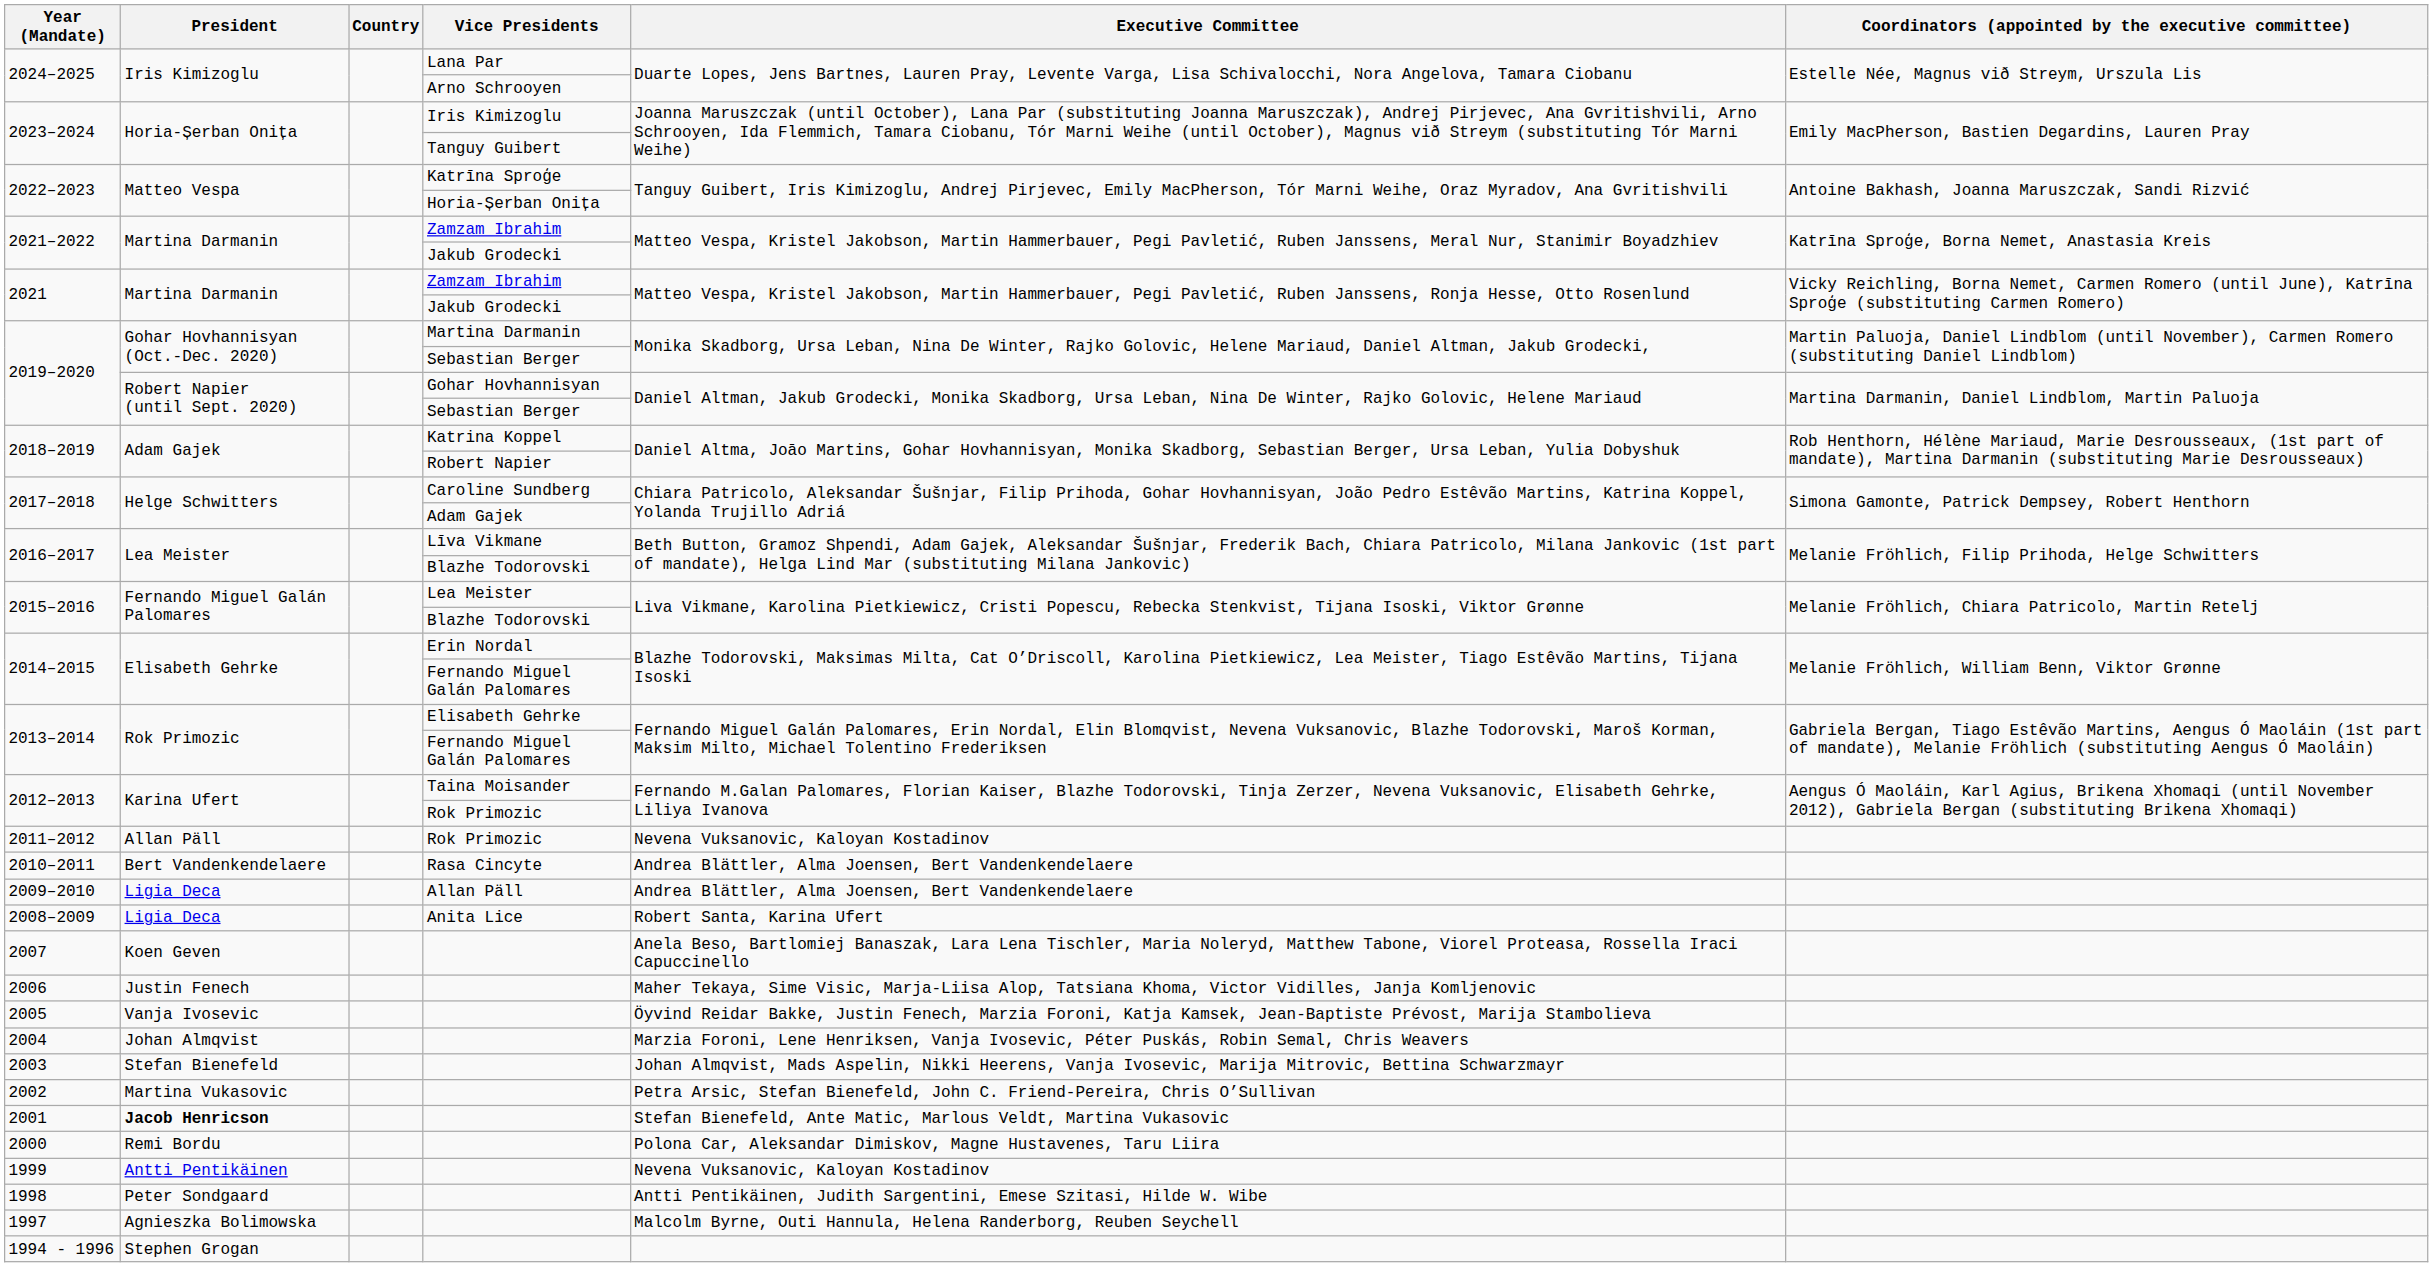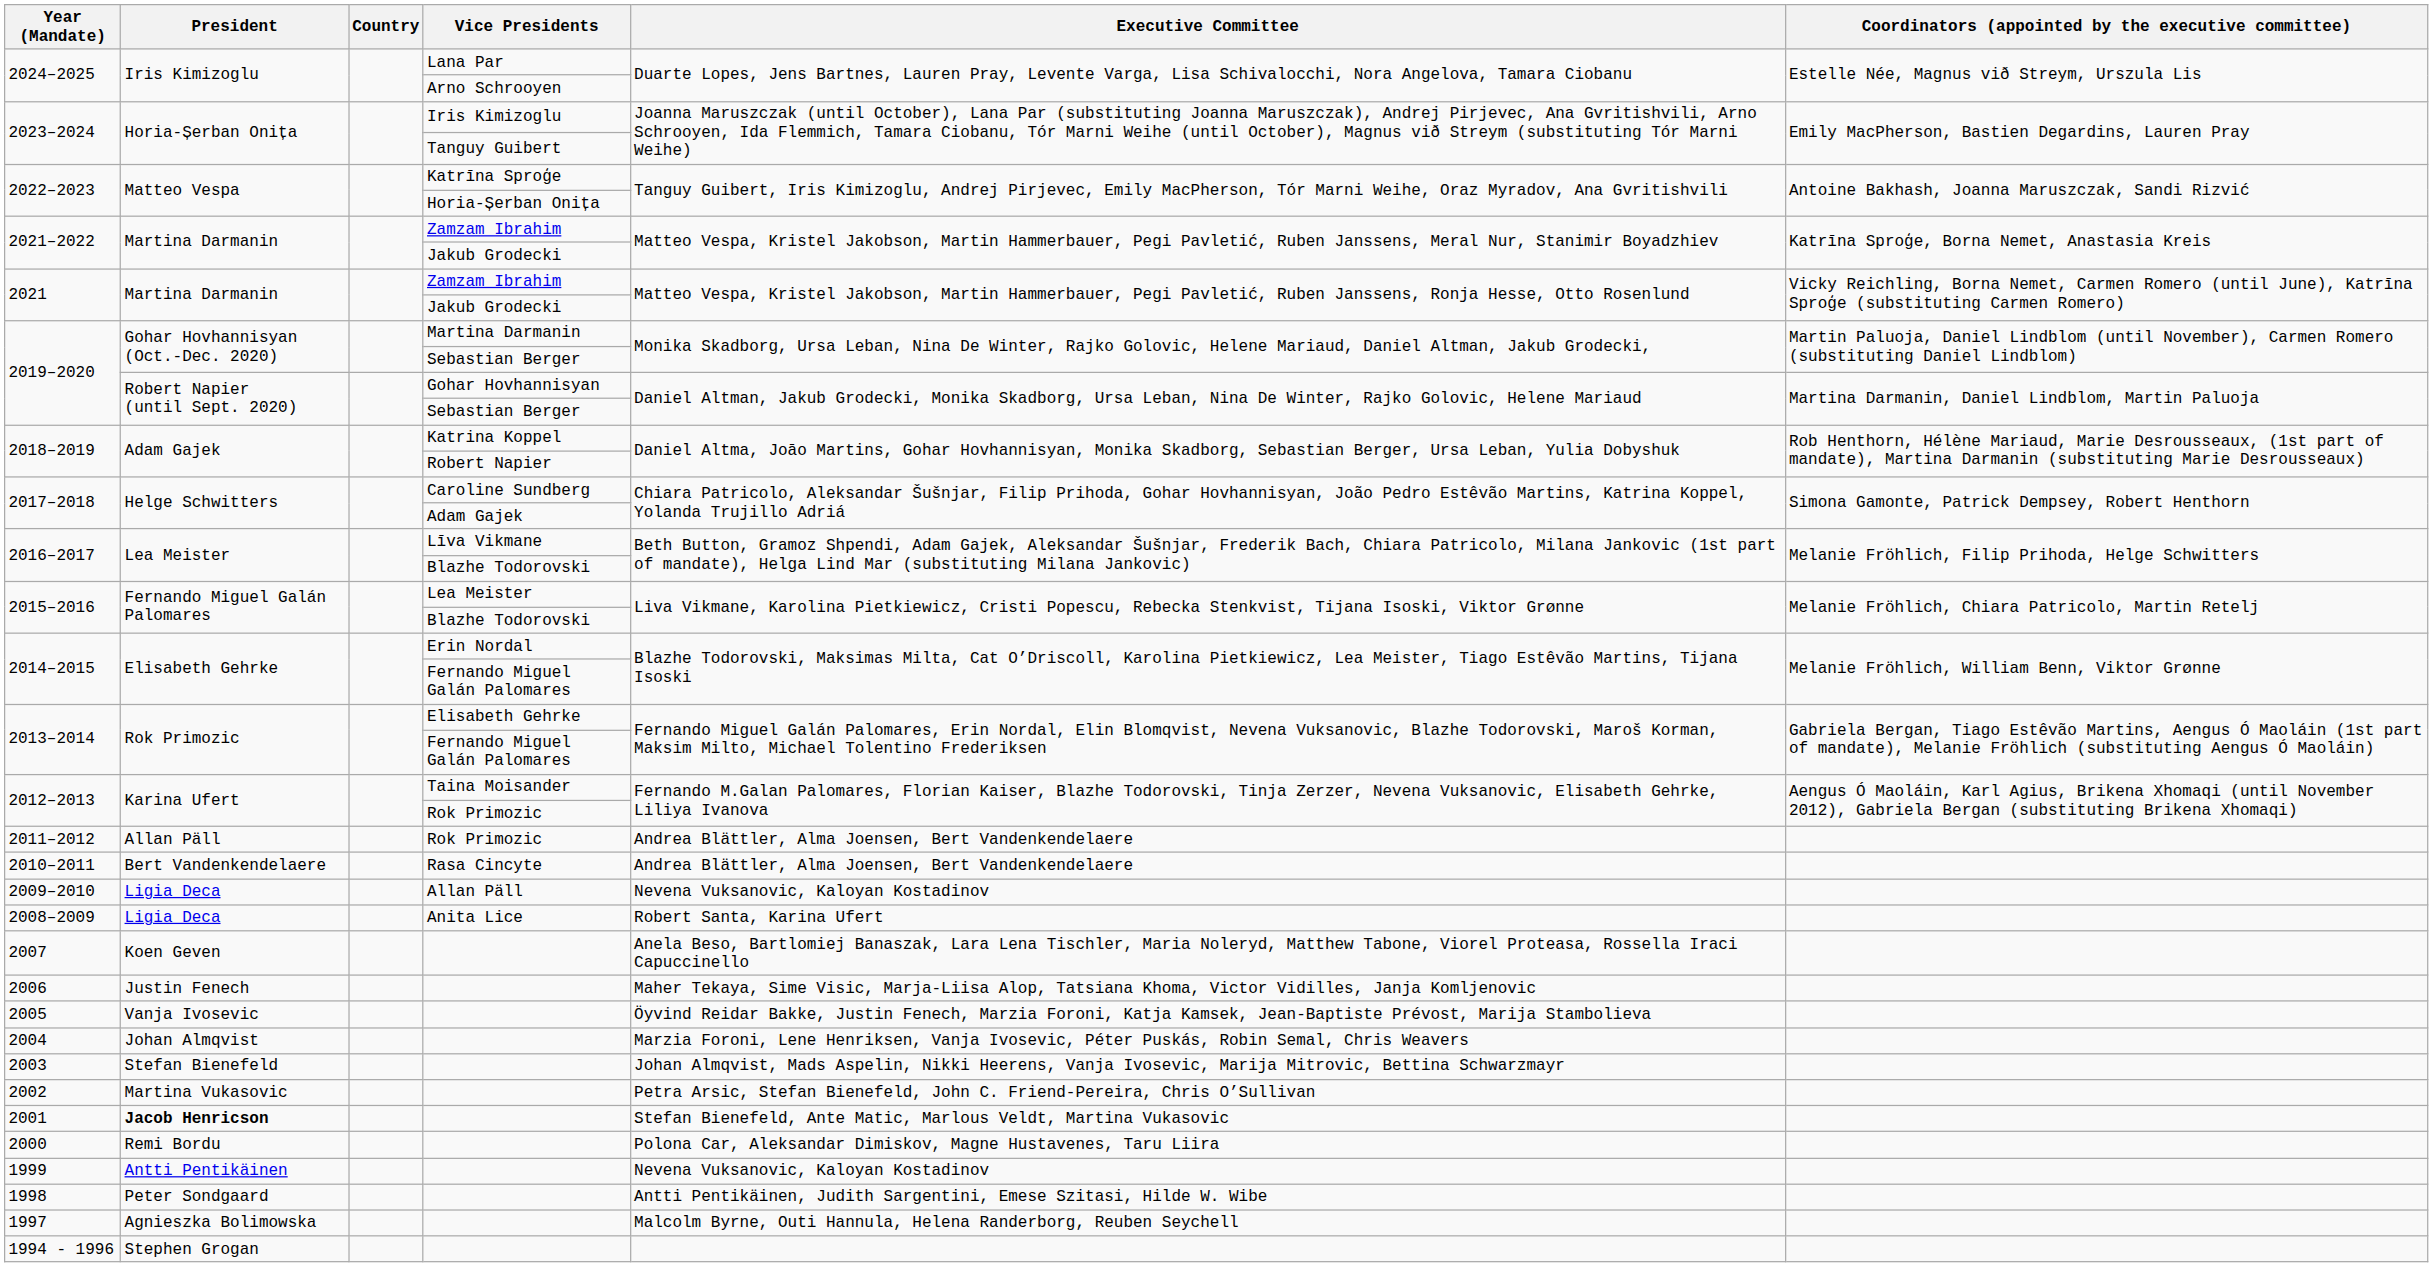(812, 840) Nevena Vuksanovic, Kaloyan Kostadinov -> (884, 840) Andrea Blättler, Alma Joensen, Bert Vandenkendelaere
(884, 892) Andrea Blättler, Alma Joensen, Bert Vandenkendelaere -> (812, 892) Nevena Vuksanovic, Kaloyan Kostadinov
